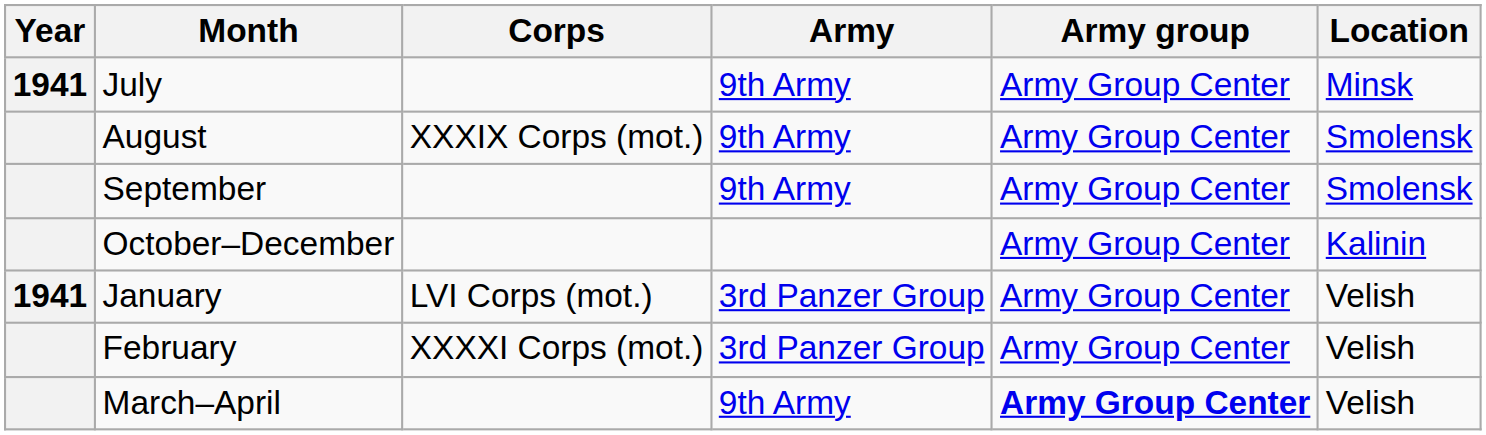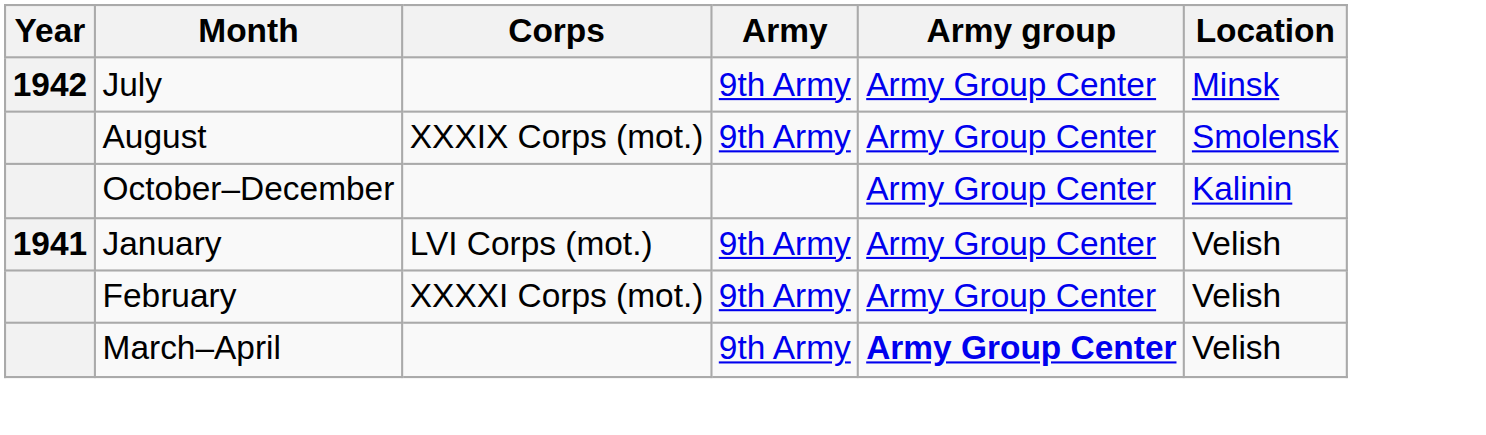(50, 84) 1941 -> (50, 84) 1942
- row: (184, 190)
(852, 296) 3rd Panzer Group -> (785, 243) 9th Army
(852, 349) 3rd Panzer Group -> (785, 296) 9th Army
